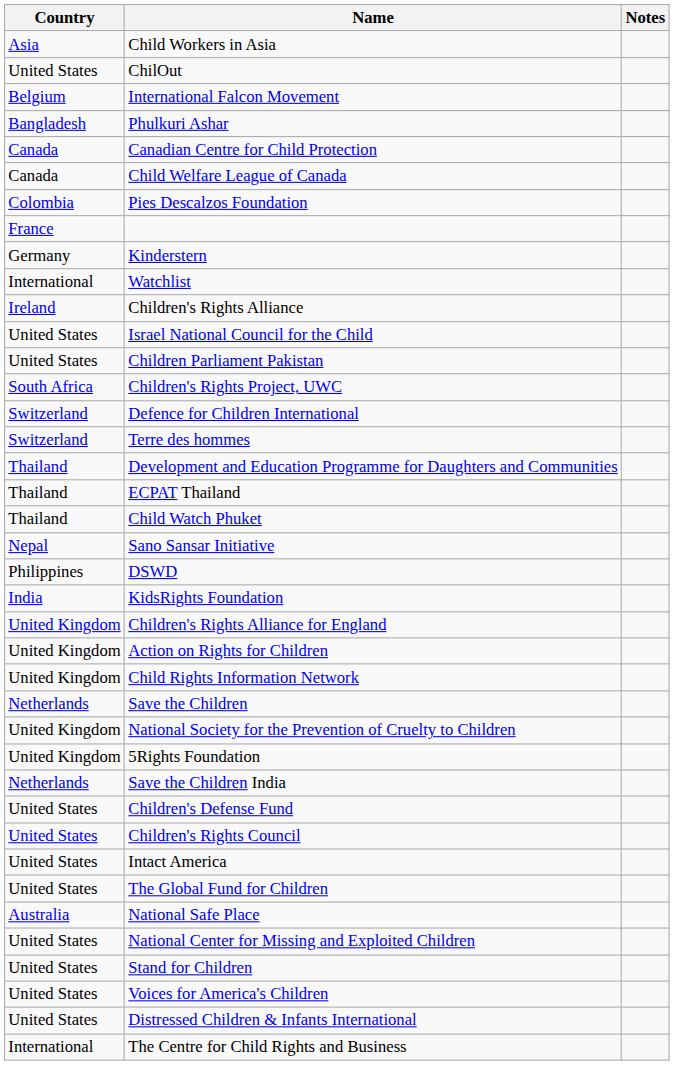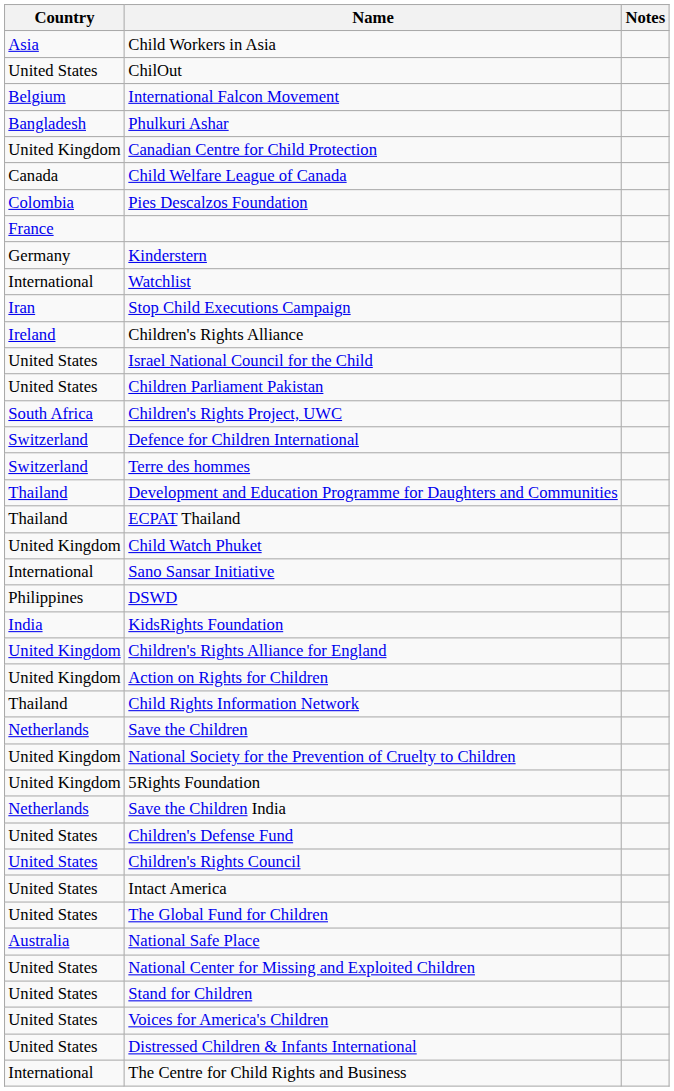(33, 149) Canada -> (65, 149) United Kingdom
+ row: (240, 307)
(38, 519) Thailand -> (65, 545) United Kingdom
(28, 545) Nepal -> (51, 571) International
(65, 677) United Kingdom -> (38, 703) Thailand
